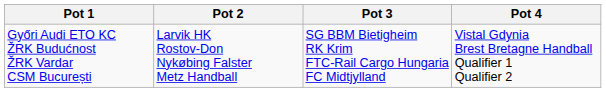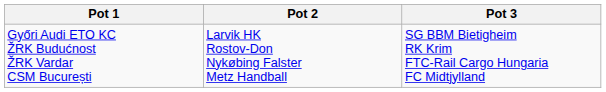- column: (526, 14)
